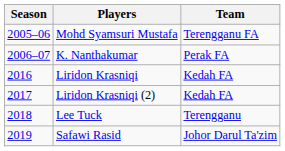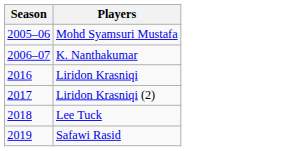- column: (230, 14)
